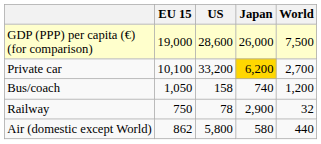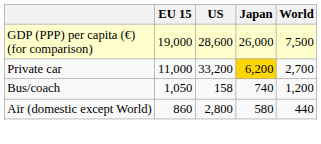(175, 68) 10,100 -> (175, 68) 11,000
- row: (28, 108)
(183, 128) 862 -> (183, 108) 860
(219, 128) 5,800 -> (219, 108) 2,800
